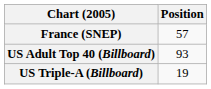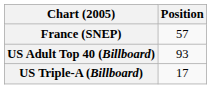(182, 73) 19 -> (182, 73) 17
